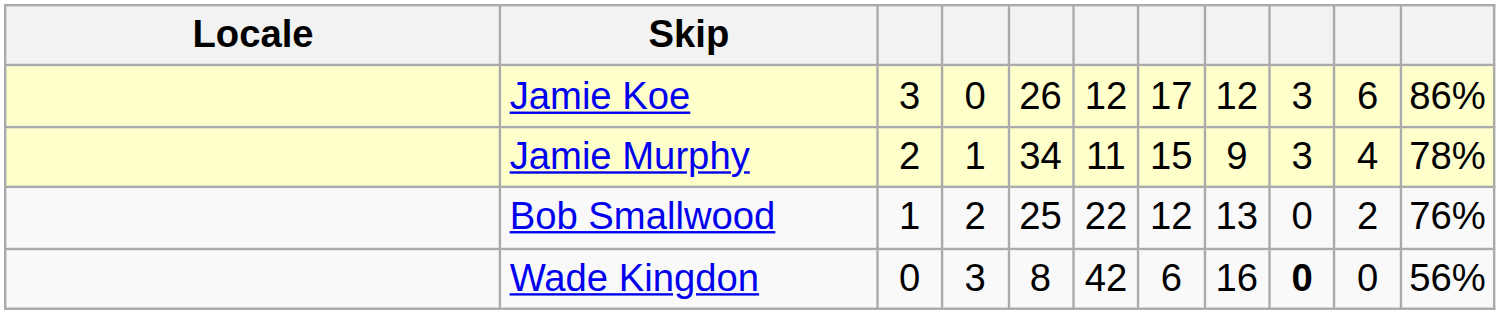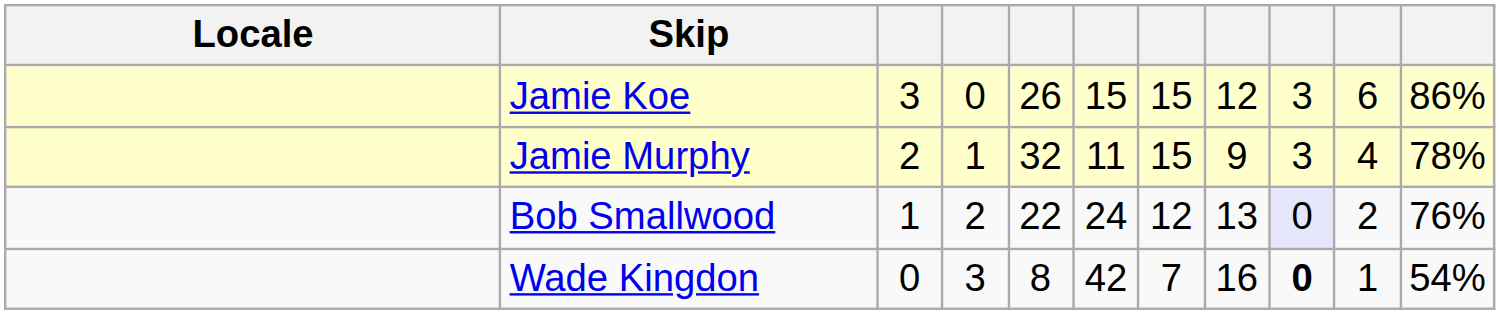(1106, 95) 12 -> (1106, 95) 15
(1171, 95) 17 -> (1171, 95) 15
(1040, 156) 34 -> (1040, 156) 32
(1040, 216) 25 -> (1040, 216) 22
(1106, 216) 22 -> (1106, 216) 24
(1302, 216) no background -> (1302, 216) lavender background
(1171, 277) 6 -> (1171, 277) 7
(1368, 277) 0 -> (1368, 277) 1
(1447, 277) 56% -> (1447, 277) 54%
